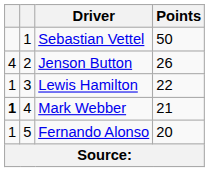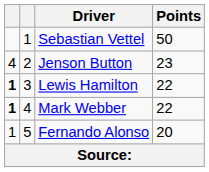(164, 62) 26 -> (164, 62) 23
(12, 85) normal -> (12, 85) bold
(164, 108) 21 -> (164, 108) 22
